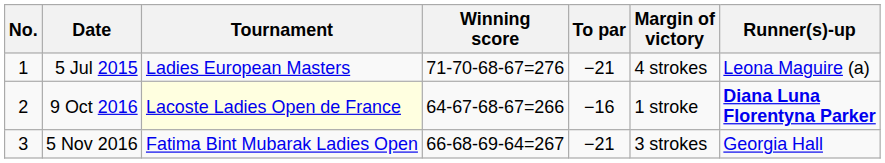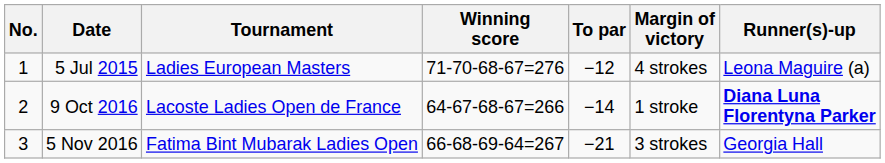(599, 67) −21 -> (599, 67) −12
(273, 106) lightyellow background -> (273, 106) no background
(599, 106) −16 -> (599, 106) −14
